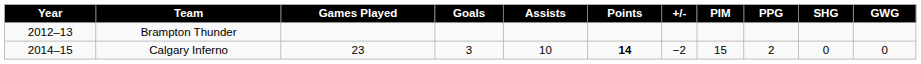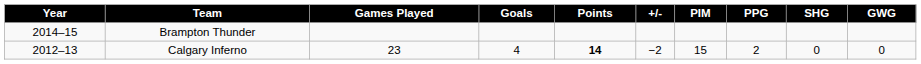- column: (546, 13)
(50, 31) 2012–13 -> (55, 31) 2014–15
(50, 50) 2014–15 -> (55, 50) 2012–13
(469, 50) 3 -> (517, 50) 4
